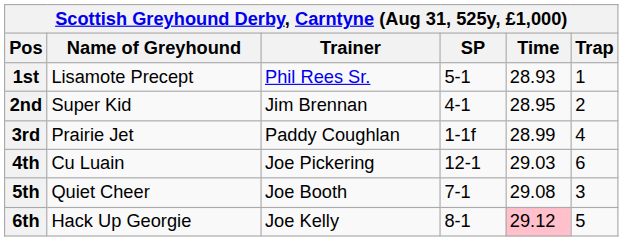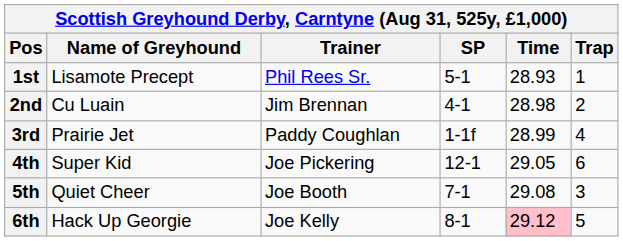(91, 105) Super Kid -> (88, 105) Cu Luain
(533, 105) 28.95 -> (533, 105) 28.98
(88, 163) Cu Luain -> (91, 163) Super Kid
(533, 163) 29.03 -> (533, 163) 29.05
